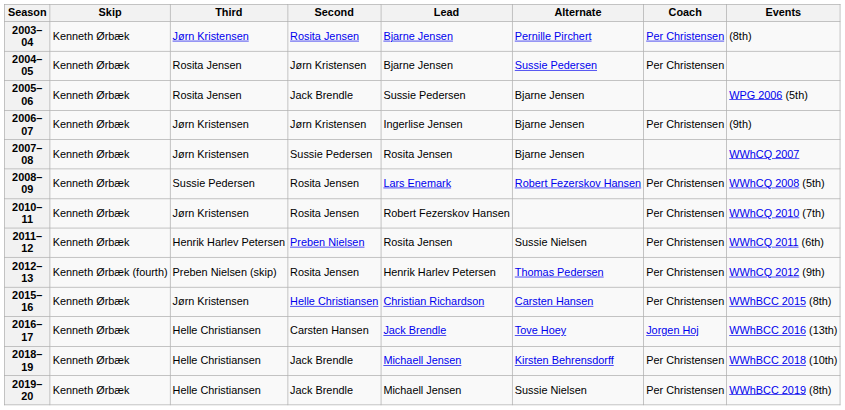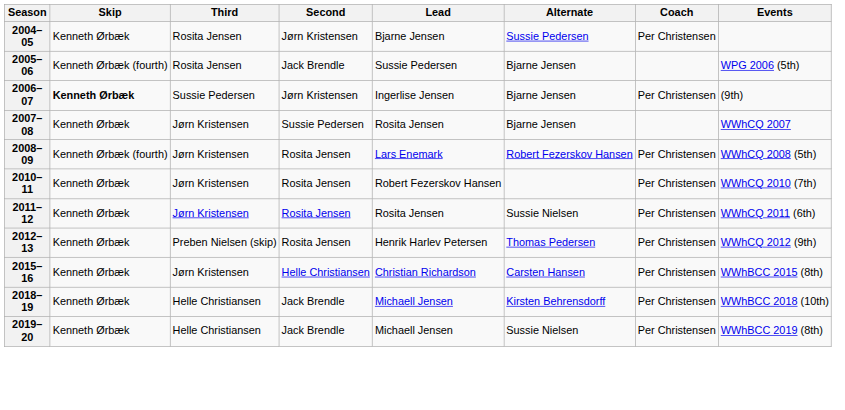- row: (27, 36)
(91, 95) Kenneth Ørbæk -> (110, 65) Kenneth Ørbæk (fourth)
(91, 124) normal -> (93, 95) bold
(211, 124) Jørn Kristensen -> (214, 95) Sussie Pedersen
(91, 183) Kenneth Ørbæk -> (110, 154) Kenneth Ørbæk (fourth)
(214, 183) Sussie Pedersen -> (211, 154) Jørn Kristensen
(229, 242) Henrik Harlev Petersen -> (211, 213) Jørn Kristensen
(327, 242) Preben Nielsen -> (316, 213) Rosita Jensen
(110, 272) Kenneth Ørbæk (fourth) -> (91, 242) Kenneth Ørbæk
- row: (27, 331)
